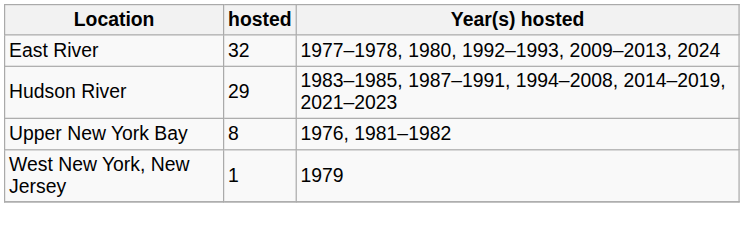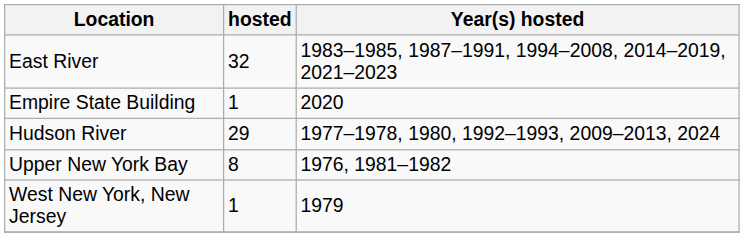(510, 50) 1977–1978, 1980, 1992–1993, 2009–2013, 2024 -> (513, 61) 1983–1985, 1987–1991, 1994–2008, 2014–2019, 2021–2023
+ row: (102, 103)
(513, 92) 1983–1985, 1987–1991, 1994–2008, 2014–2019, 2021–2023 -> (510, 133) 1977–1978, 1980, 1992–1993, 2009–2013, 2024
